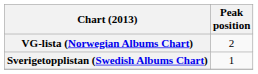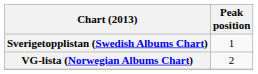rows swapped: (107, 43) <-> (107, 60)
